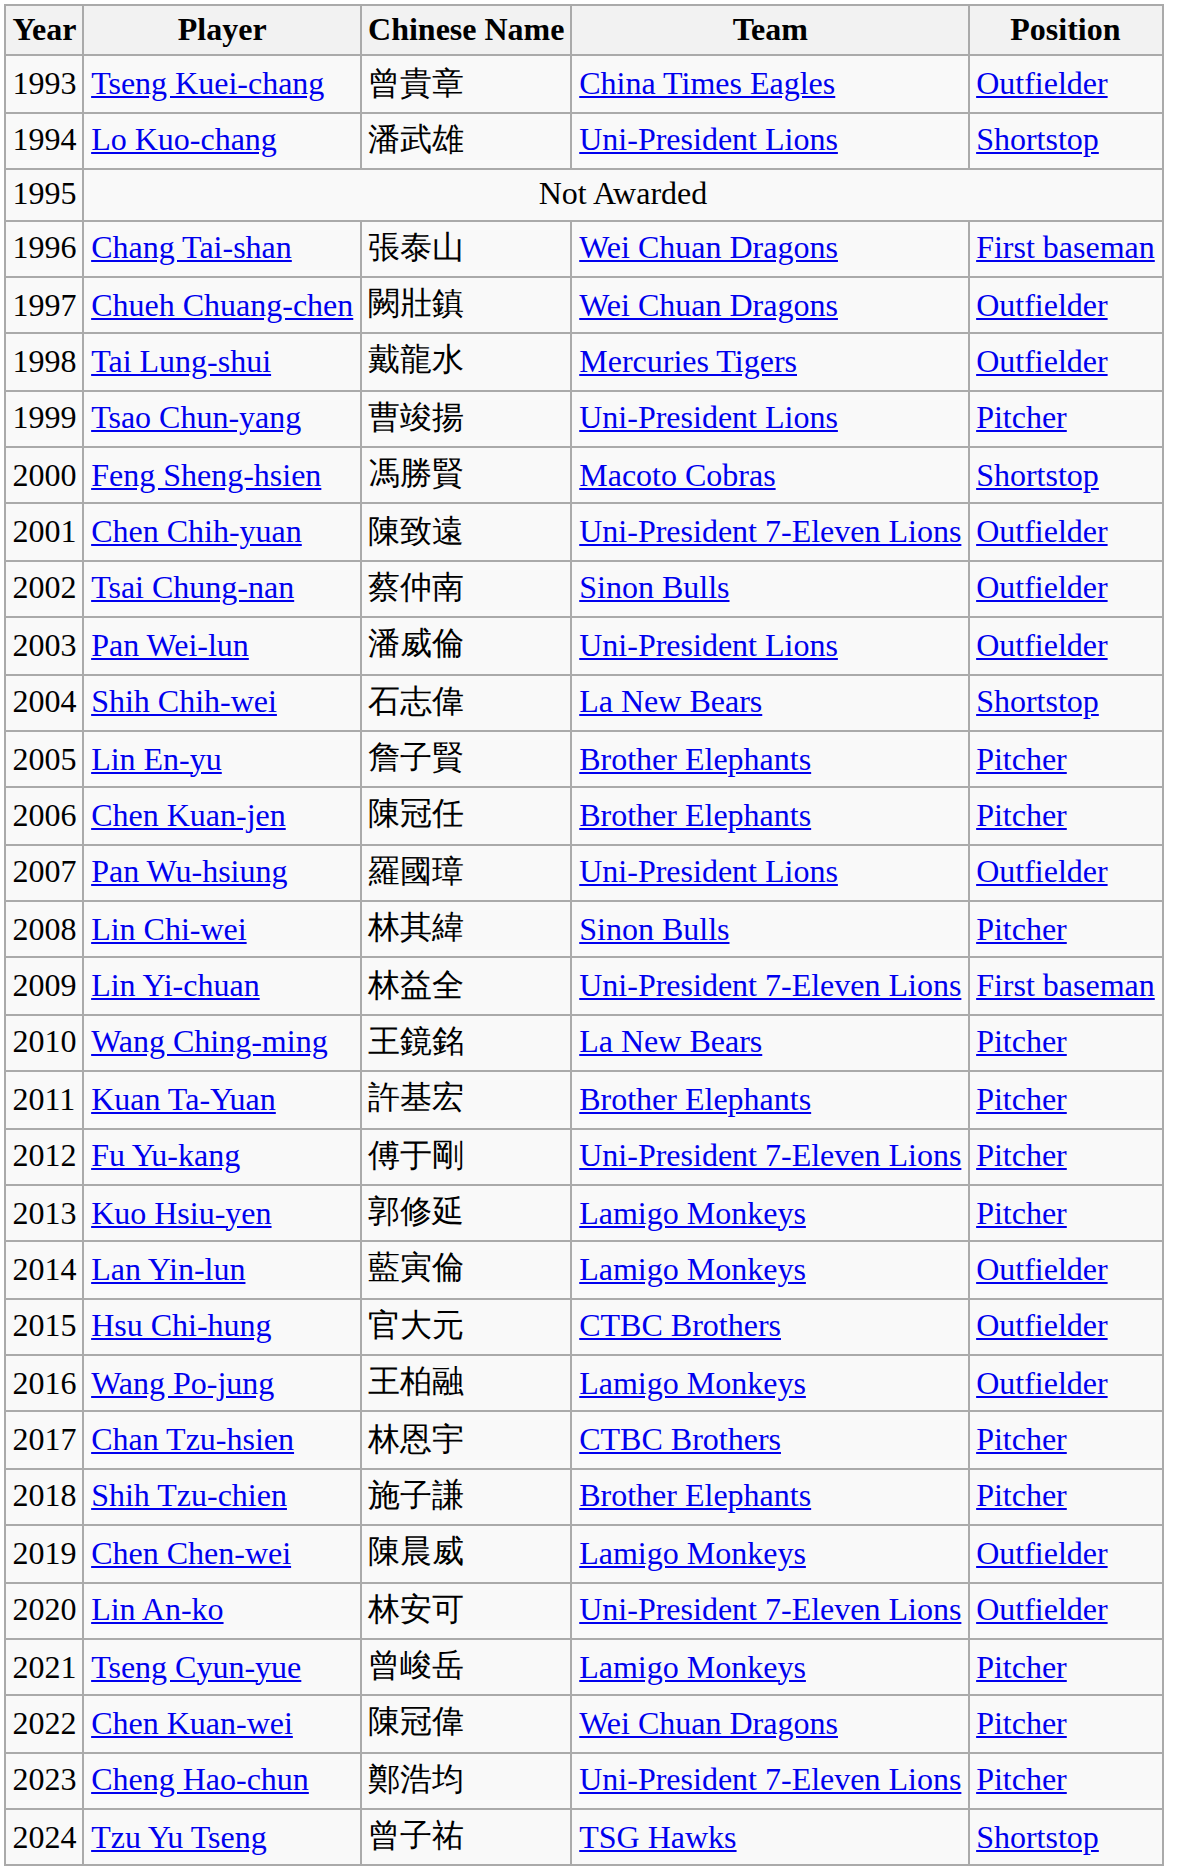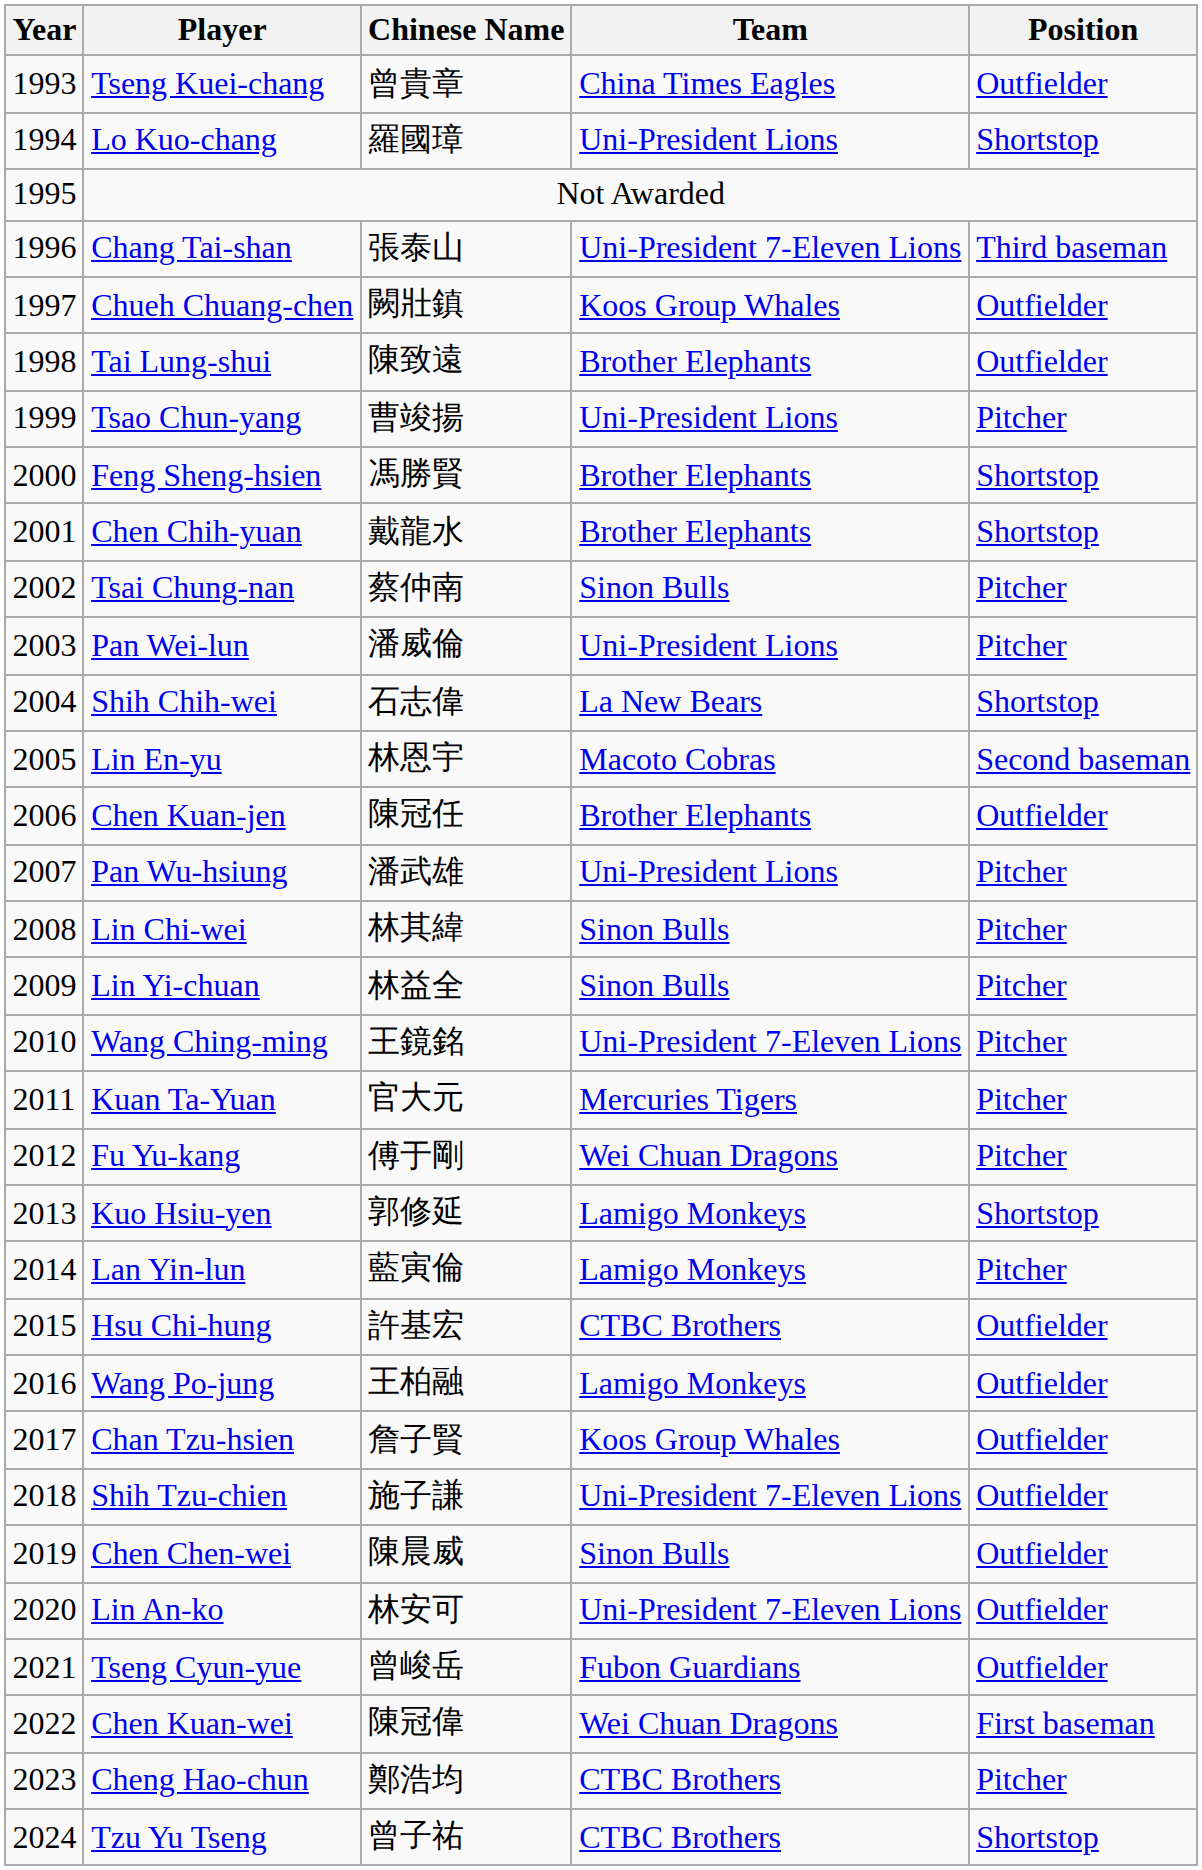(416, 139) 潘武雄 -> (416, 139) 羅國璋
(709, 247) Wei Chuan Dragons -> (770, 247) Uni-President 7-Eleven Lions
(1065, 247) First baseman -> (1072, 247) Third baseman
(709, 304) Wei Chuan Dragons -> (710, 304) Koos Group Whales
(416, 360) 戴龍水 -> (416, 360) 陳致遠
(688, 361) Mercuries Tigers -> (695, 361) Brother Elephants
(677, 474) Macoto Cobras -> (695, 474) Brother Elephants
(416, 530) 陳致遠 -> (416, 530) 戴龍水
(770, 531) Uni-President 7-Eleven Lions -> (695, 531) Brother Elephants
(1042, 531) Outfielder -> (1037, 531) Shortstop
(1042, 588) Outfielder -> (1021, 588) Pitcher
(1042, 645) Outfielder -> (1021, 645) Pitcher
(416, 757) 詹子賢 -> (416, 757) 林恩宇
(695, 758) Brother Elephants -> (677, 758) Macoto Cobras
(1021, 758) Pitcher -> (1083, 758) Second baseman
(1021, 815) Pitcher -> (1042, 815) Outfielder
(416, 871) 羅國璋 -> (416, 871) 潘武雄
(1042, 872) Outfielder -> (1021, 872) Pitcher
(770, 985) Uni-President 7-Eleven Lions -> (654, 985) Sinon Bulls
(1065, 985) First baseman -> (1021, 985) Pitcher
(671, 1042) La New Bears -> (770, 1042) Uni-President 7-Eleven Lions
(416, 1098) 許基宏 -> (416, 1098) 官大元
(695, 1099) Brother Elephants -> (688, 1099) Mercuries Tigers
(770, 1155) Uni-President 7-Eleven Lions -> (709, 1155) Wei Chuan Dragons
(1021, 1212) Pitcher -> (1037, 1212) Shortstop
(1042, 1269) Outfielder -> (1021, 1269) Pitcher
(416, 1325) 官大元 -> (416, 1325) 許基宏
(416, 1438) 林恩宇 -> (416, 1438) 詹子賢
(680, 1439) CTBC Brothers -> (710, 1439) Koos Group Whales
(1021, 1439) Pitcher -> (1042, 1439) Outfielder
(695, 1496) Brother Elephants -> (770, 1496) Uni-President 7-Eleven Lions
(1021, 1496) Pitcher -> (1042, 1496) Outfielder
(693, 1553) Lamigo Monkeys -> (654, 1553) Sinon Bulls
(693, 1666) Lamigo Monkeys -> (690, 1666) Fubon Guardians
(1021, 1666) Pitcher -> (1042, 1666) Outfielder
(1021, 1723) Pitcher -> (1065, 1723) First baseman
(770, 1780) Uni-President 7-Eleven Lions -> (680, 1780) CTBC Brothers
(658, 1836) TSG Hawks -> (680, 1836) CTBC Brothers
